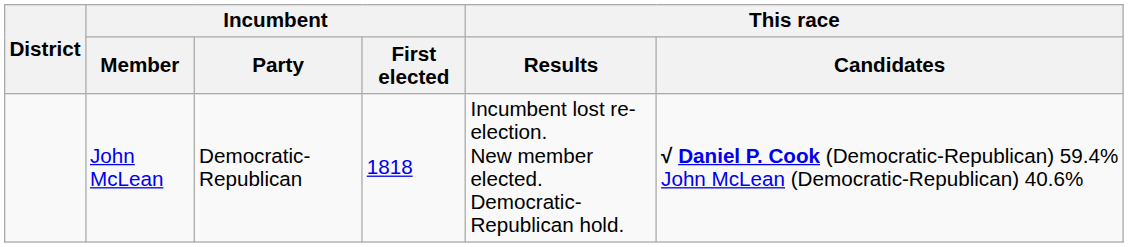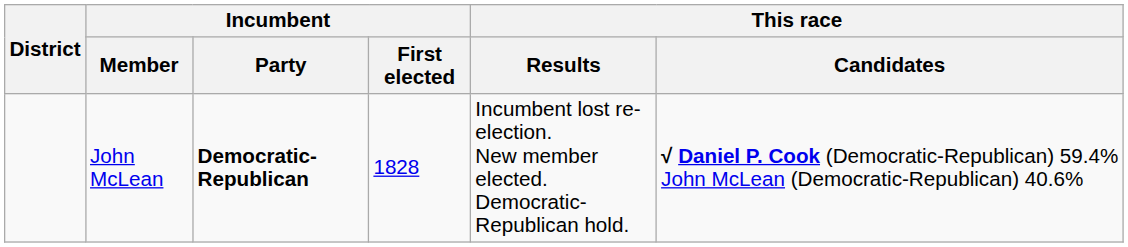(255, 167) normal -> (257, 167) bold
(390, 167) 1818 -> (396, 167) 1828
